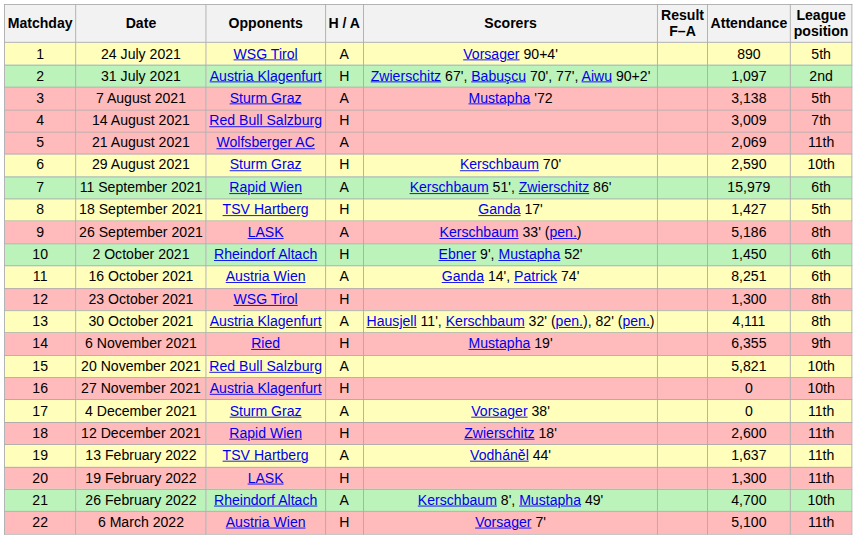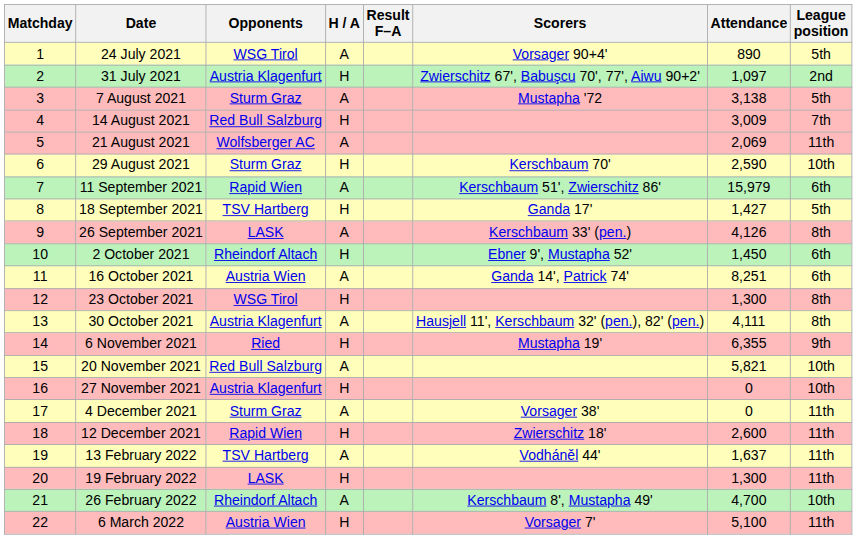columns swapped: (683, 23) <-> (511, 23)
(749, 232) 5,186 -> (749, 232) 4,126
